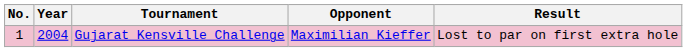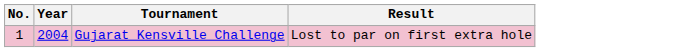- column: (361, 15)
